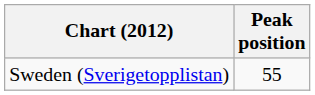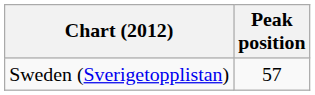(272, 74) 55 -> (272, 74) 57
